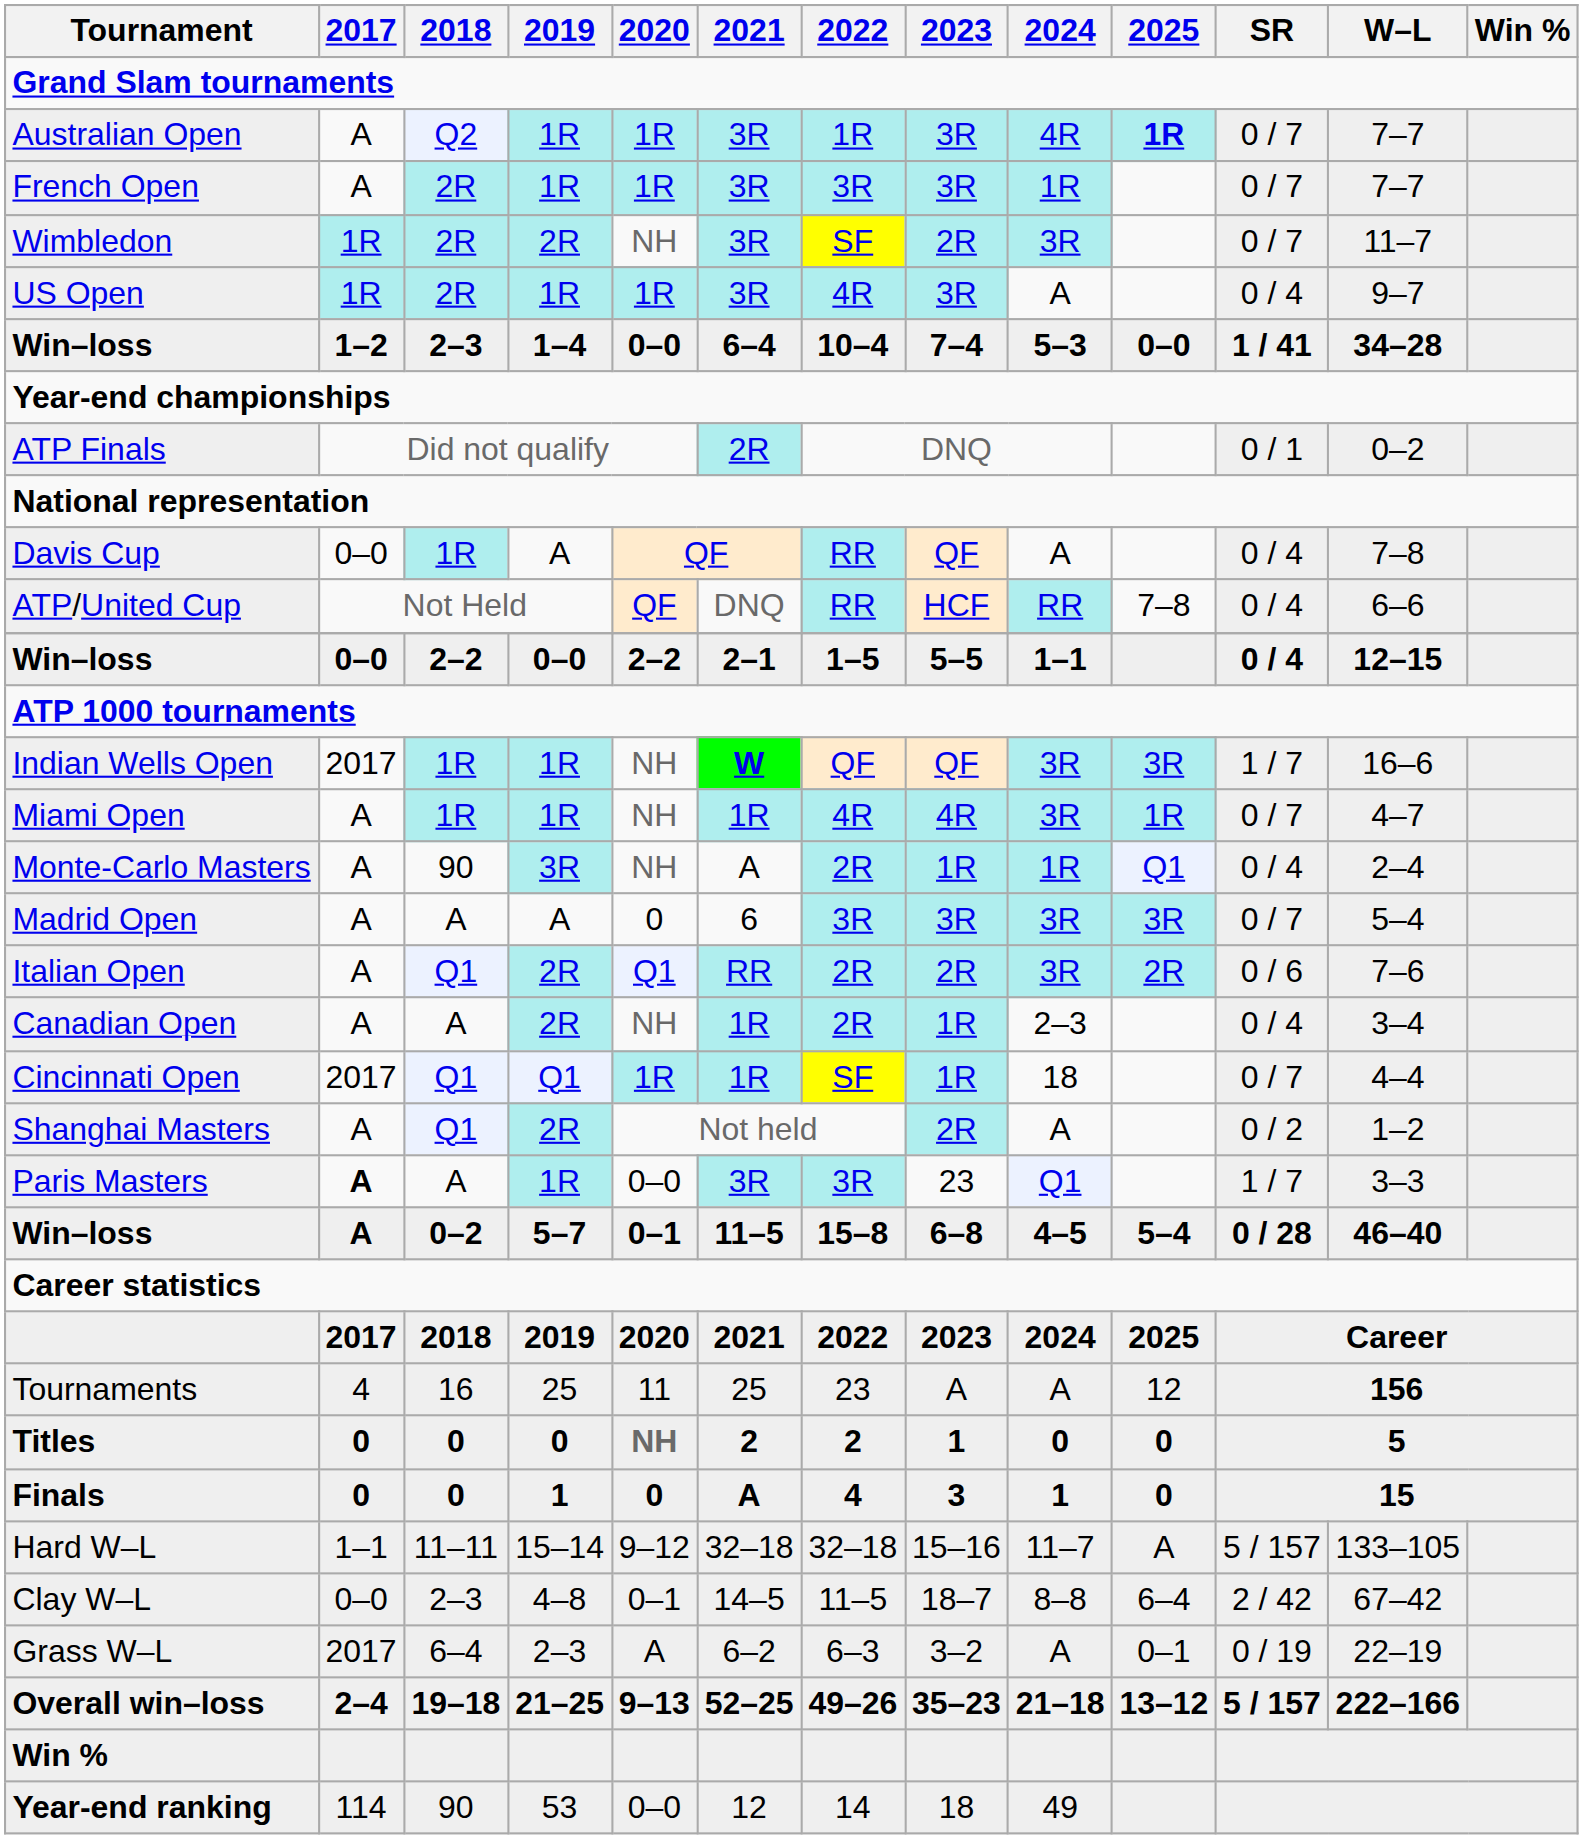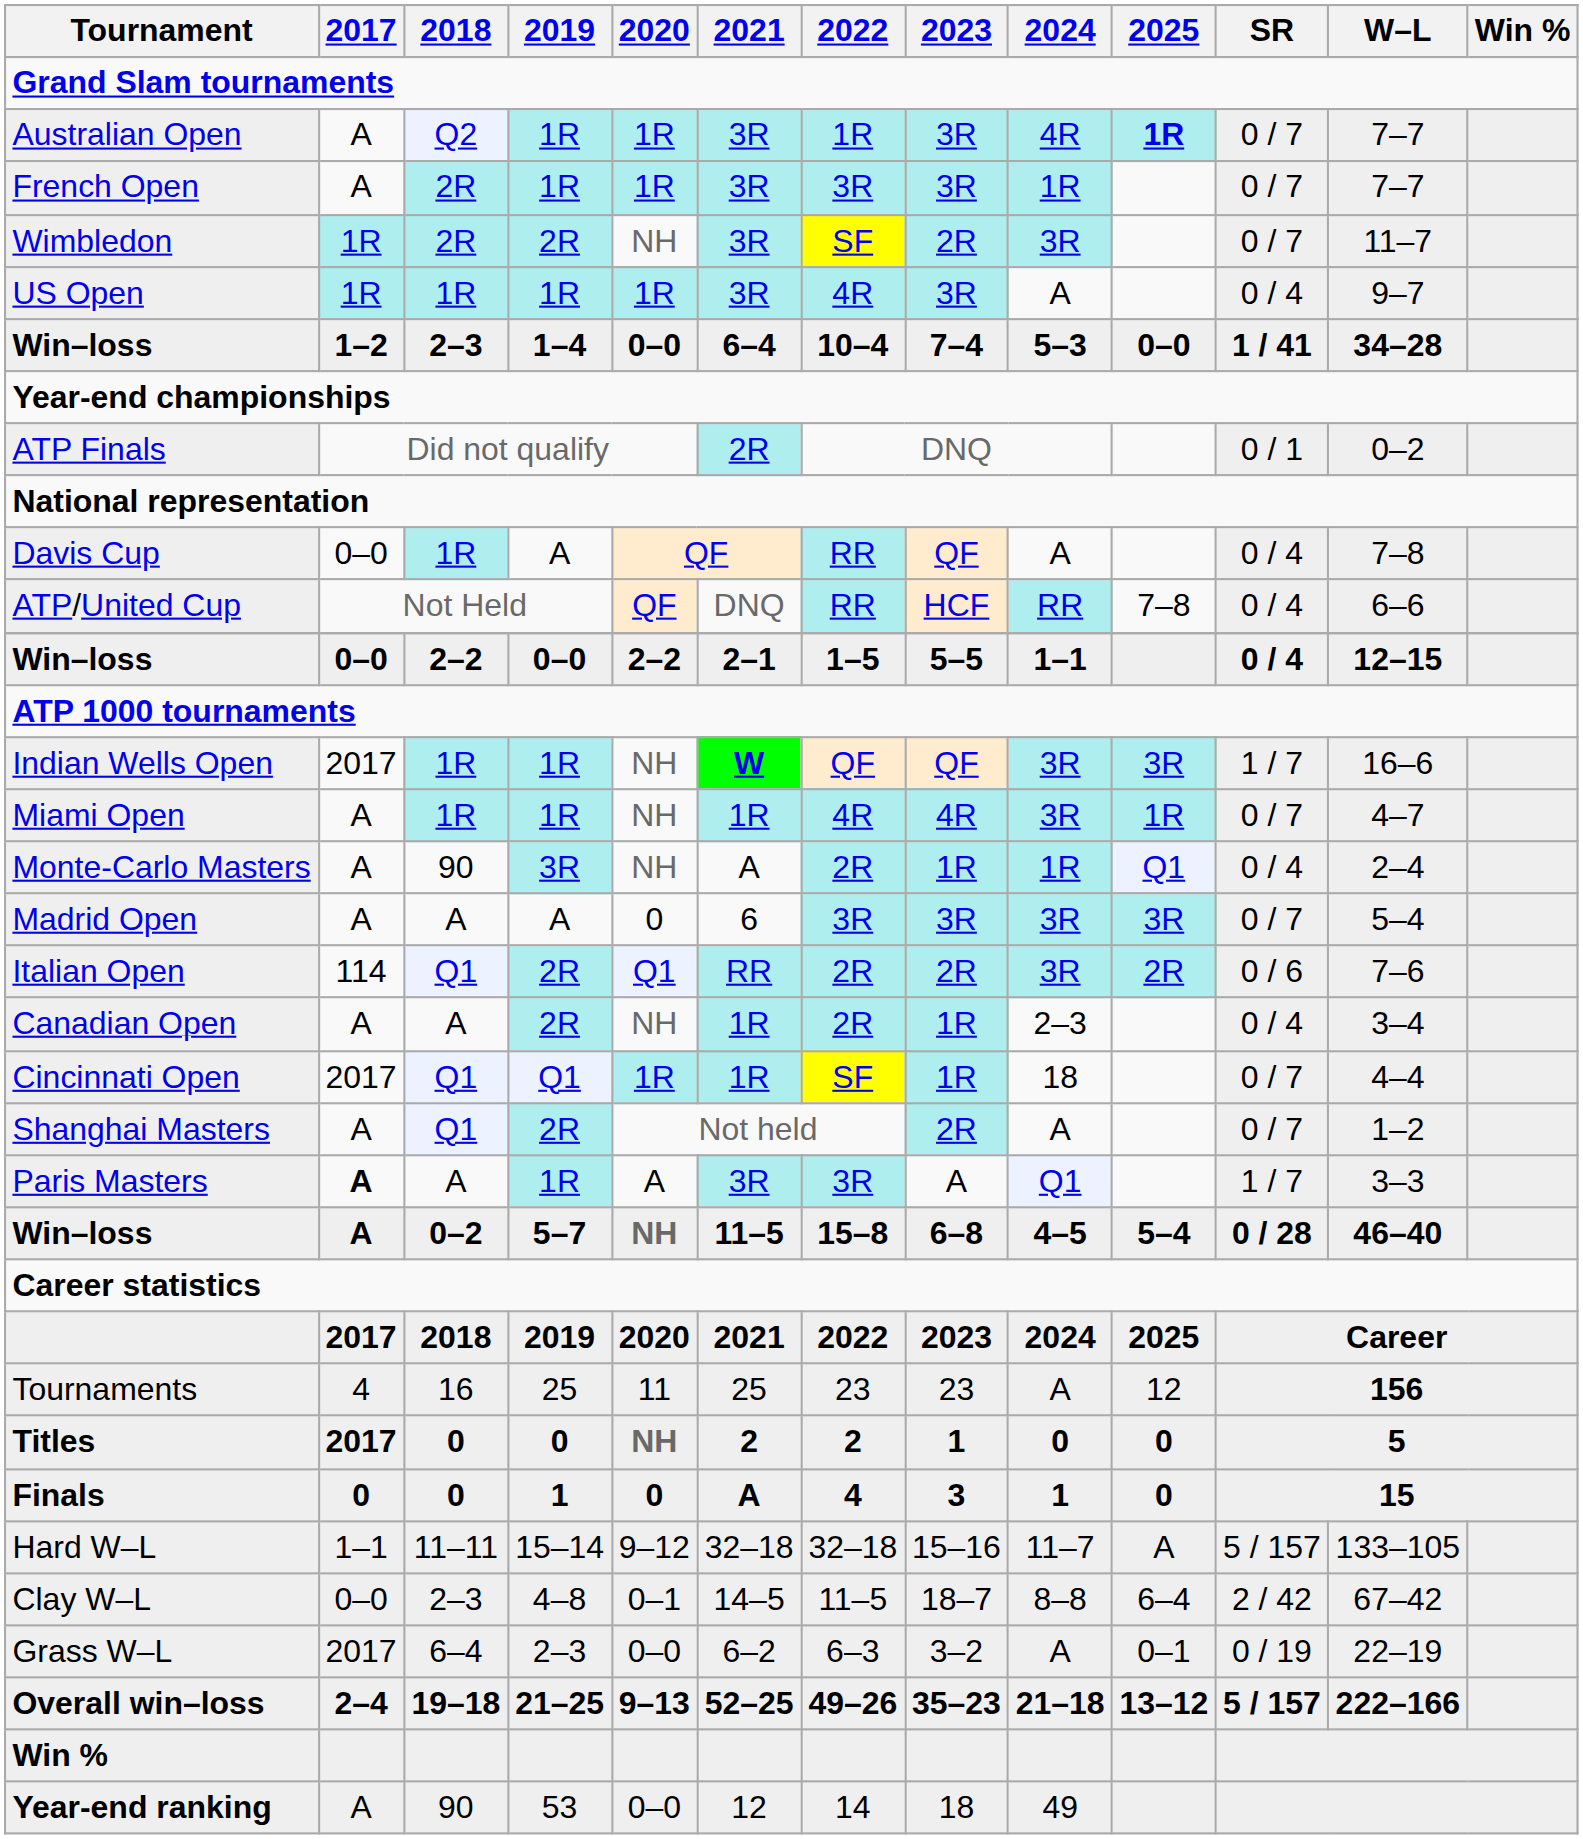(456, 292) 2R -> (456, 292) 1R
(361, 971) A -> (361, 971) 114
(1272, 1128) 0 / 2 -> (1272, 1128) 0 / 7
(654, 1180) 0–0 -> (654, 1180) A
(956, 1180) 23 -> (956, 1180) A
(654, 1232) 0–1 -> (654, 1232) NH
(956, 1389) A -> (956, 1389) 23
(361, 1442) 0 -> (361, 1442) 2017
(654, 1651) A -> (654, 1651) 0–0
(361, 1807) 114 -> (361, 1807) A
